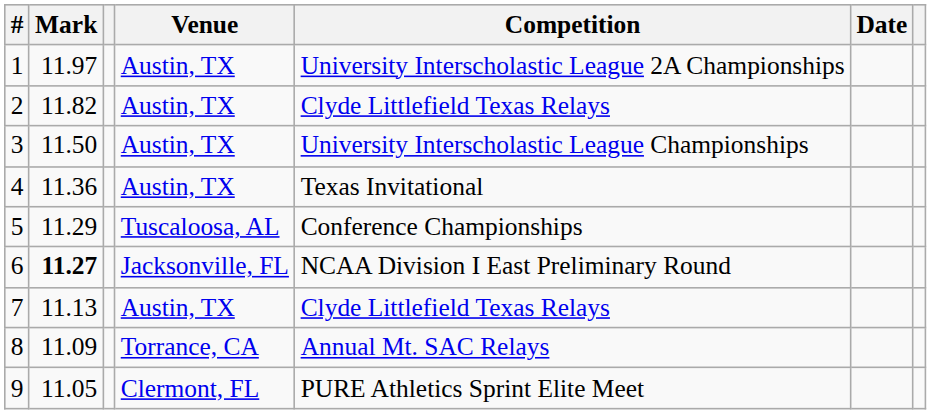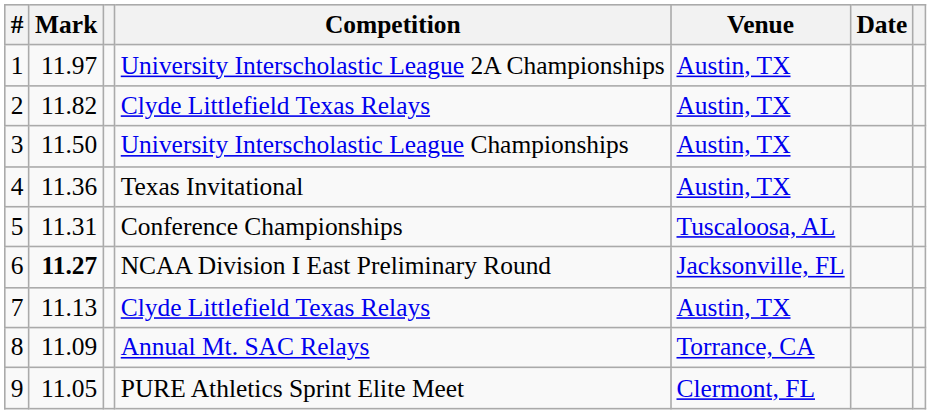columns swapped: (573, 24) <-> (205, 24)
(69, 226) 11.29 -> (69, 226) 11.31
